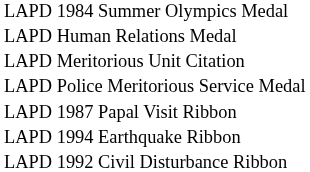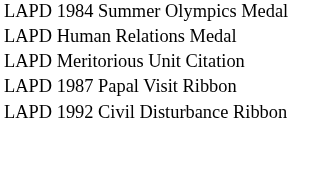- row: (155, 86)
- row: (122, 137)
